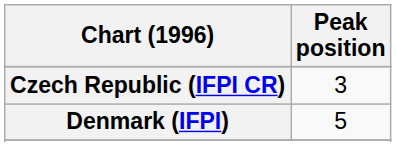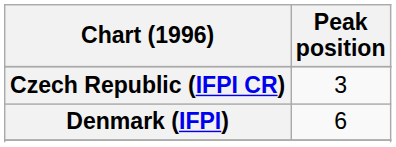(341, 121) 5 -> (341, 121) 6
